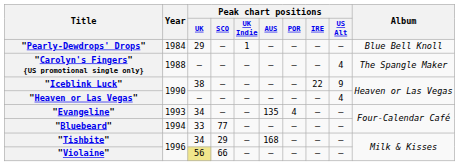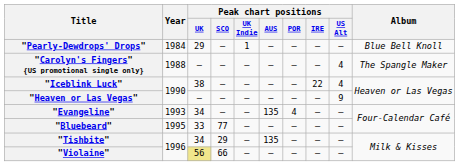(341, 84) 9 -> (341, 84) 4
(341, 98) 4 -> (341, 98) 9
(175, 126) 1994 -> (175, 126) 1995
(271, 140) 168 -> (271, 140) 135
